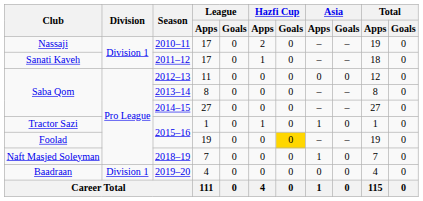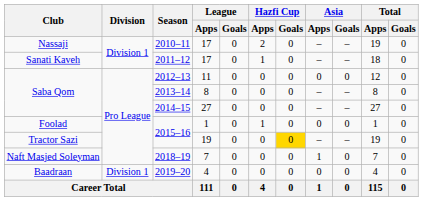(53, 124) Tractor Sazi -> (53, 124) Foolad
(319, 124) 1 -> (319, 124) 0
(53, 140) Foolad -> (53, 140) Tractor Sazi
